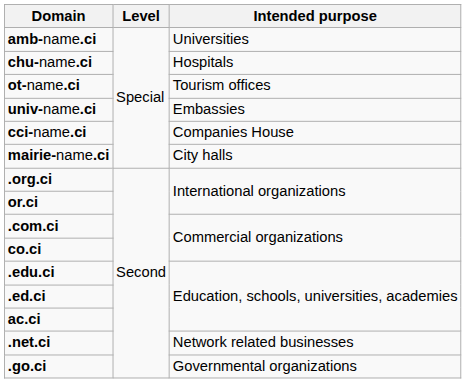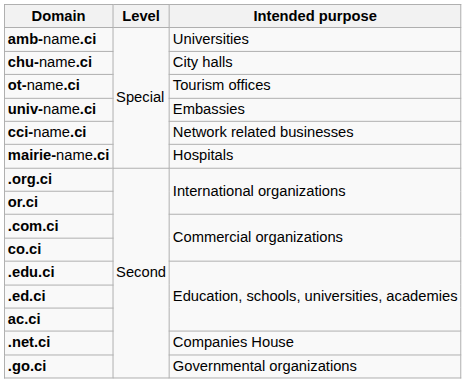(203, 62) Hospitals -> (203, 62) City halls
(233, 132) Companies House -> (263, 132) Network related businesses
(203, 156) City halls -> (203, 156) Hospitals
(263, 343) Network related businesses -> (233, 343) Companies House
